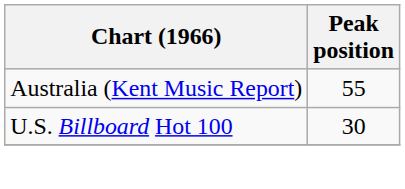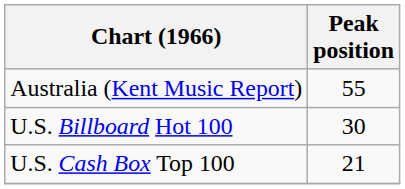+ row: (122, 163)
